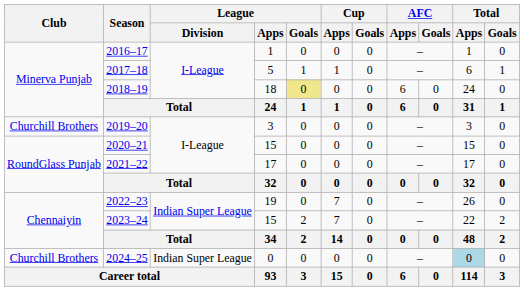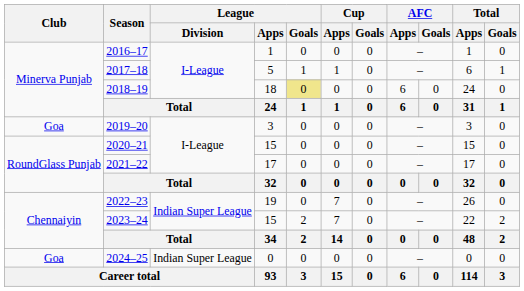(54, 126) Churchill Brothers -> (54, 126) Goa
(54, 257) Churchill Brothers -> (54, 257) Goa
(469, 257) lightblue background -> (469, 257) no background
